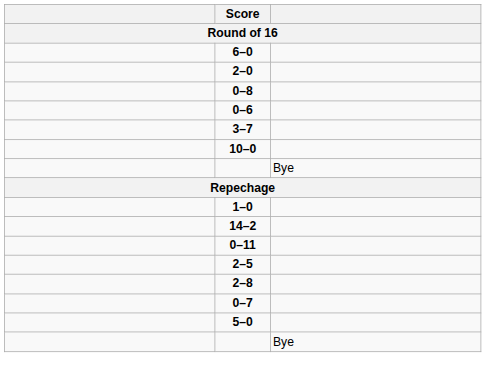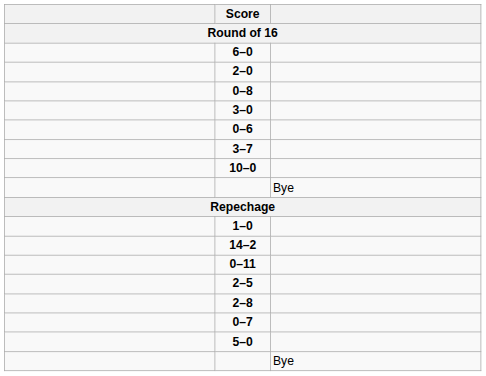+ row: (243, 110)
